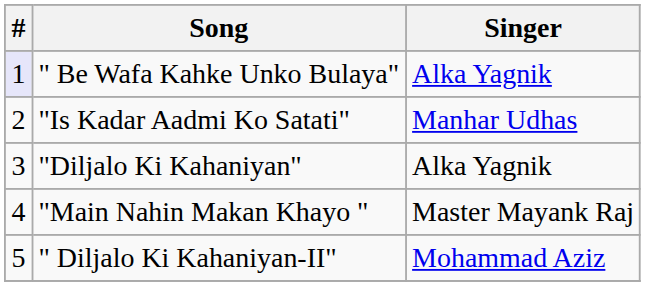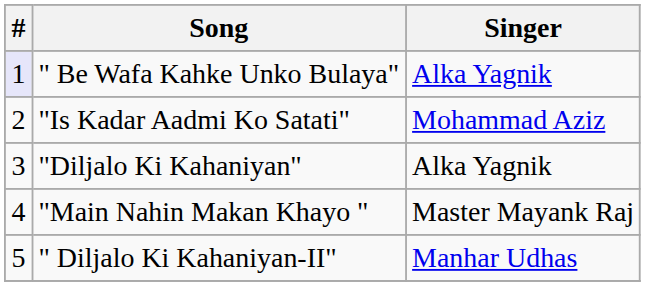(495, 119) Manhar Udhas -> (509, 119) Mohammad Aziz
(509, 258) Mohammad Aziz -> (495, 258) Manhar Udhas
